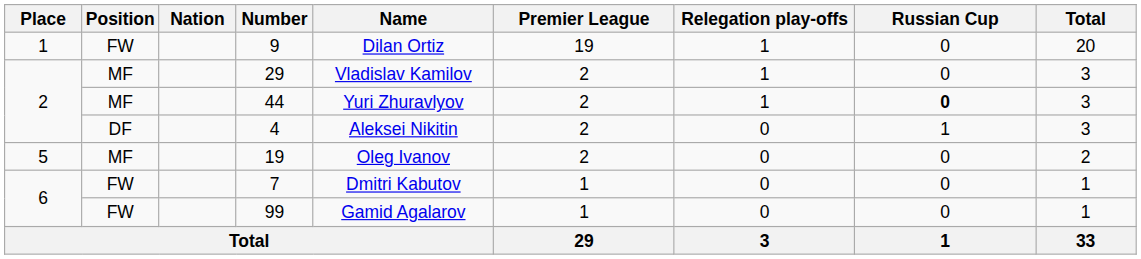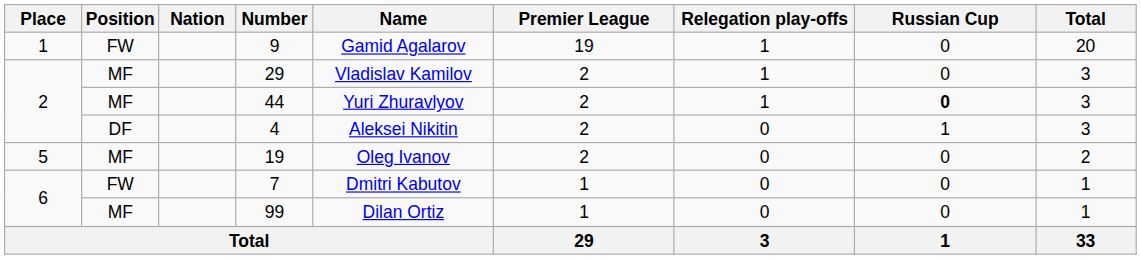(403, 46) Dilan Ortiz -> (403, 46) Gamid Agalarov
(120, 212) FW -> (120, 212) MF
(403, 212) Gamid Agalarov -> (403, 212) Dilan Ortiz
